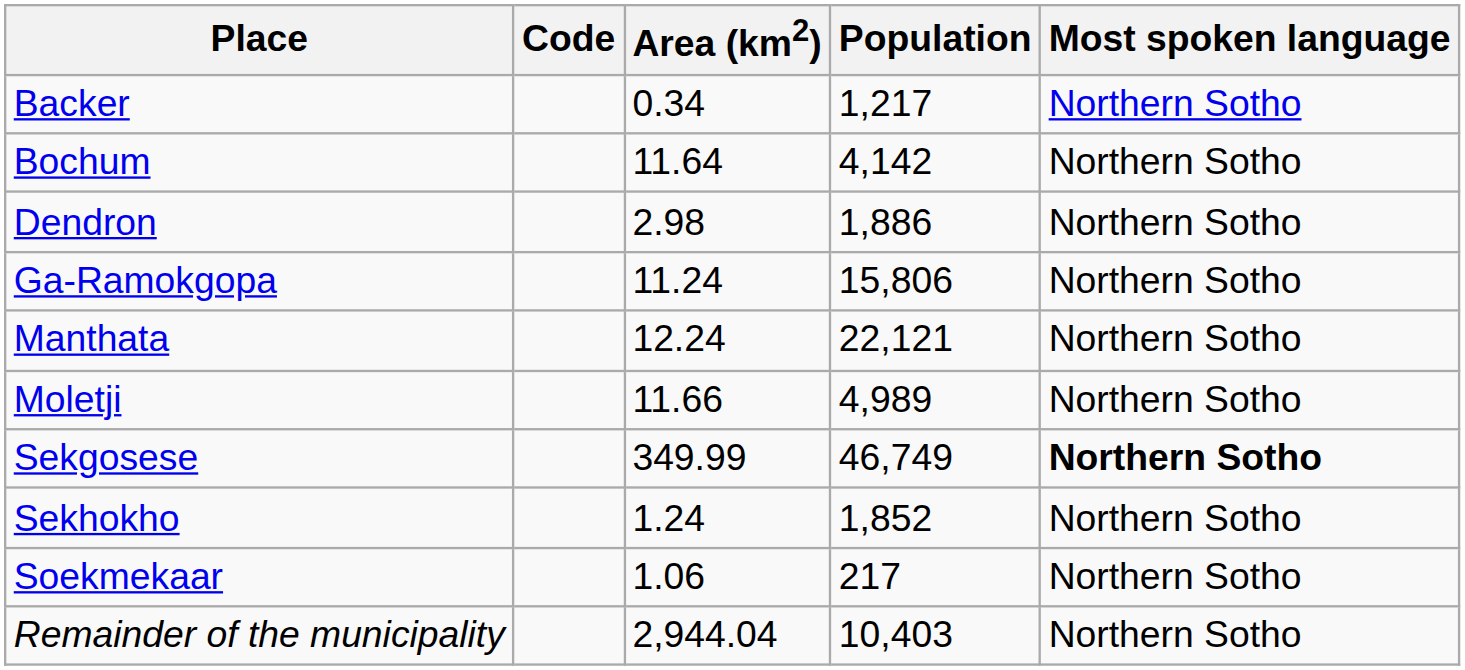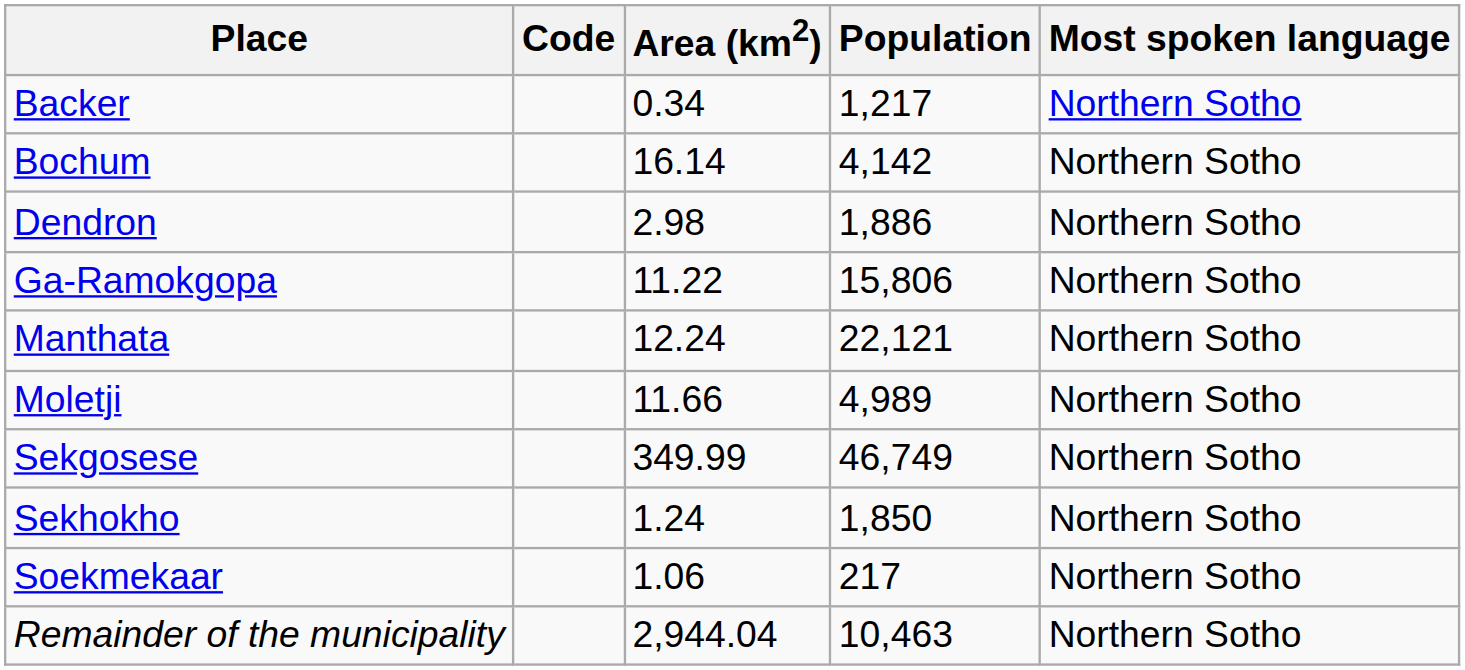(678, 162) 11.64 -> (679, 162) 16.14
(678, 280) 11.24 -> (678, 280) 11.22
(1185, 458) bold -> (1175, 458) normal
(886, 517) 1,852 -> (886, 517) 1,850
(896, 635) 10,403 -> (896, 635) 10,463
